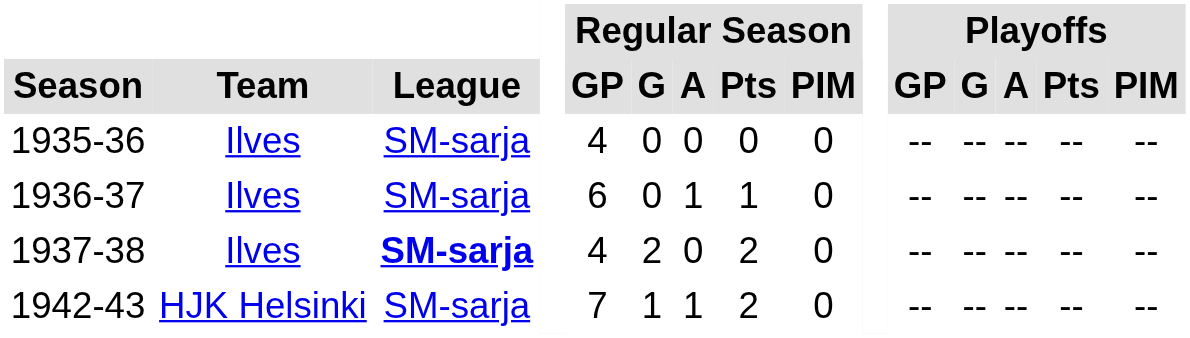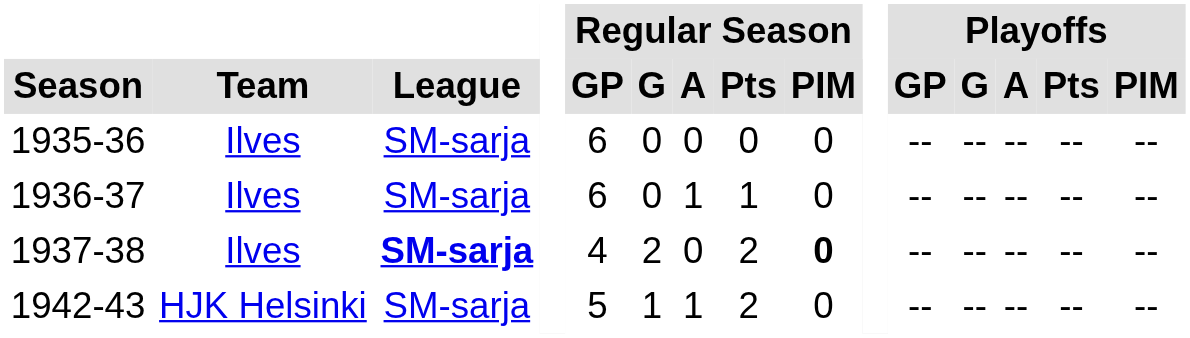(597, 140) 4 -> (597, 140) 6
(823, 250) normal -> (823, 250) bold
(597, 305) 7 -> (597, 305) 5
